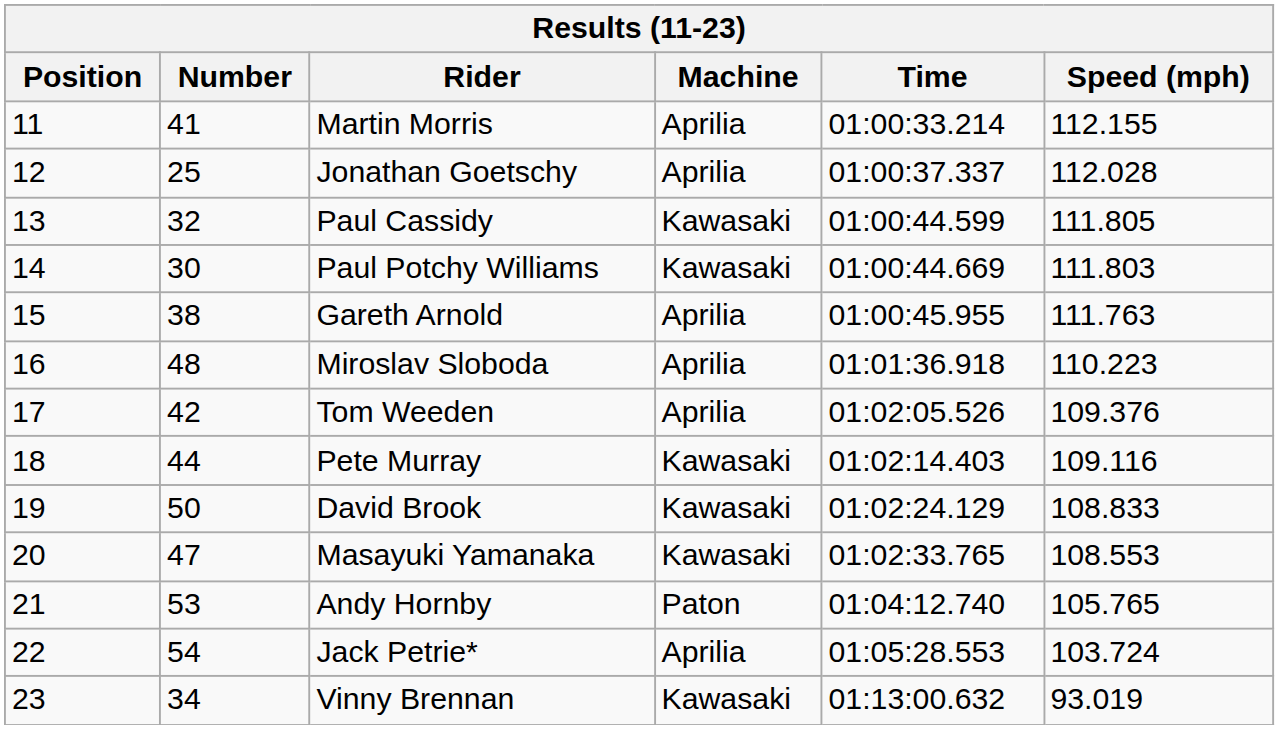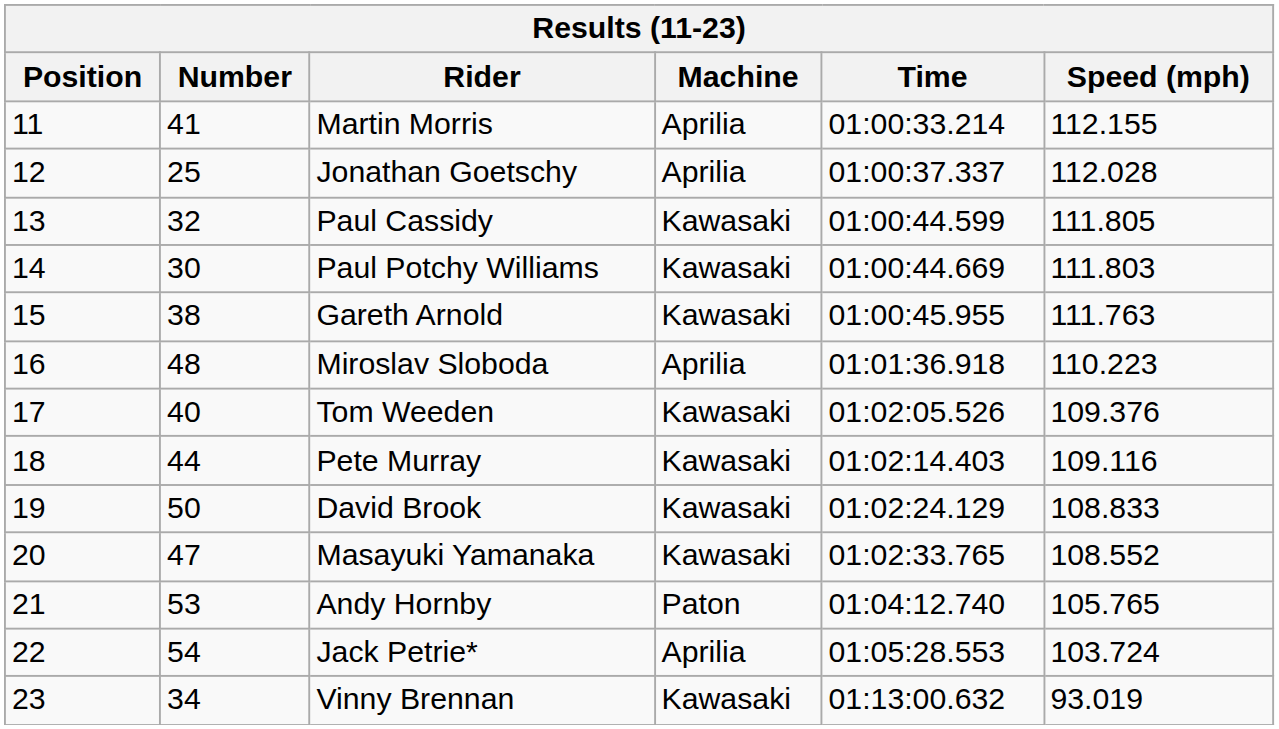(704, 316) Aprilia -> (726, 316) Kawasaki
(184, 412) 42 -> (184, 412) 40
(704, 412) Aprilia -> (726, 412) Kawasaki
(1105, 556) 108.553 -> (1105, 556) 108.552
